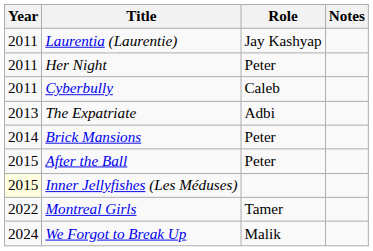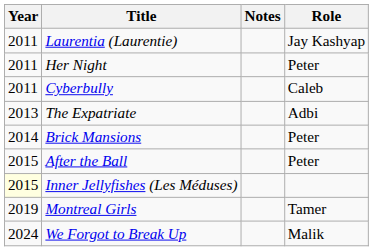columns swapped: (283, 16) <-> (347, 16)
(23, 209) 2022 -> (23, 209) 2019
